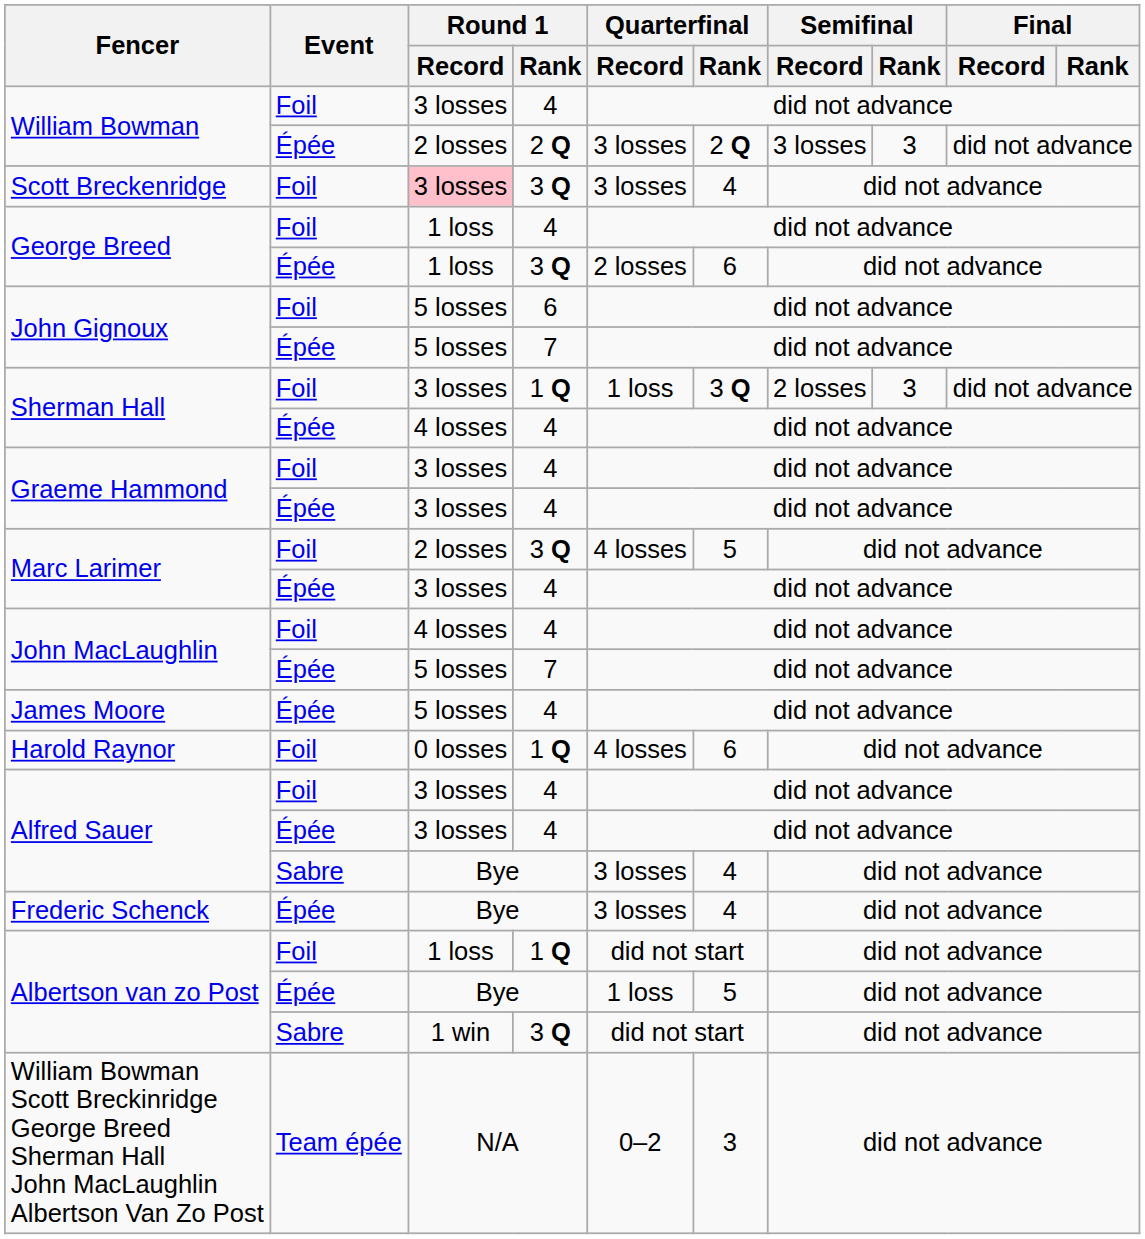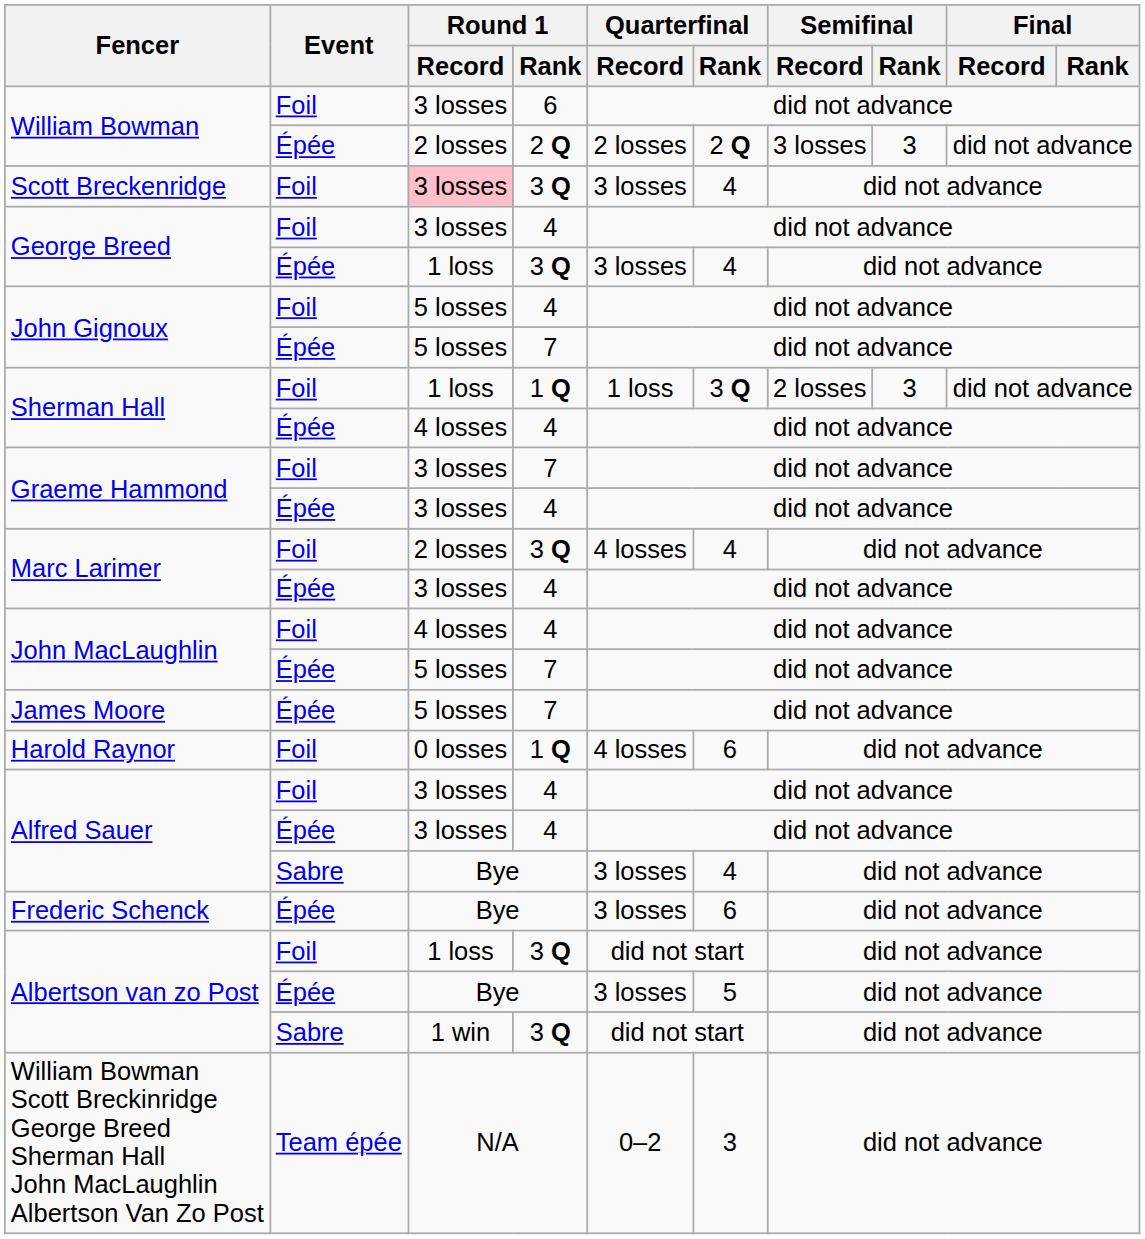(550, 106) 4 -> (550, 106) 6
(640, 146) 3 losses -> (640, 146) 2 losses
(460, 227) 1 loss -> (460, 227) 3 losses
(640, 267) 2 losses -> (640, 267) 3 losses
(730, 267) 6 -> (730, 267) 4
(550, 307) 6 -> (550, 307) 4
(460, 388) 3 losses -> (460, 388) 1 loss
(550, 468) 4 -> (550, 468) 7
(730, 549) 5 -> (730, 549) 4
(550, 710) 4 -> (550, 710) 7
(730, 911) 4 -> (730, 911) 6
(550, 952) 1 Q -> (550, 952) 3 Q
(640, 992) 1 loss -> (640, 992) 3 losses
